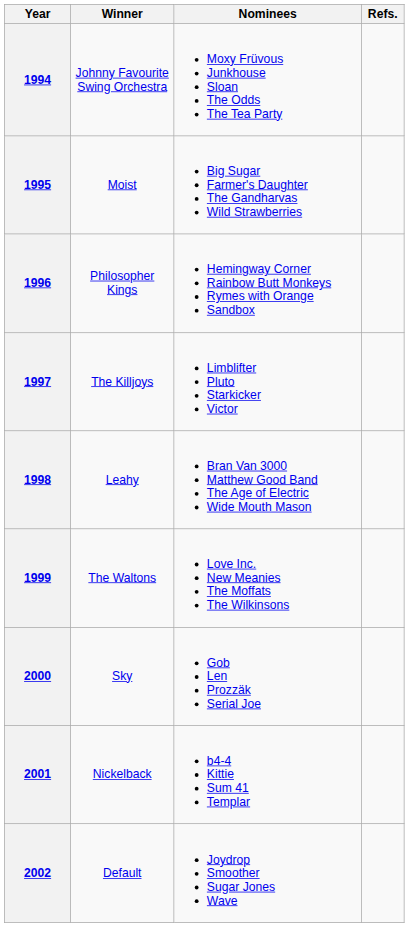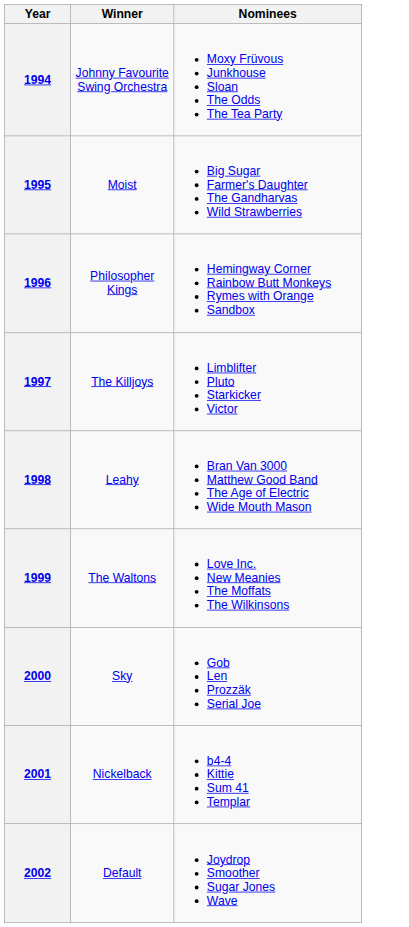- column: (383, 14)
